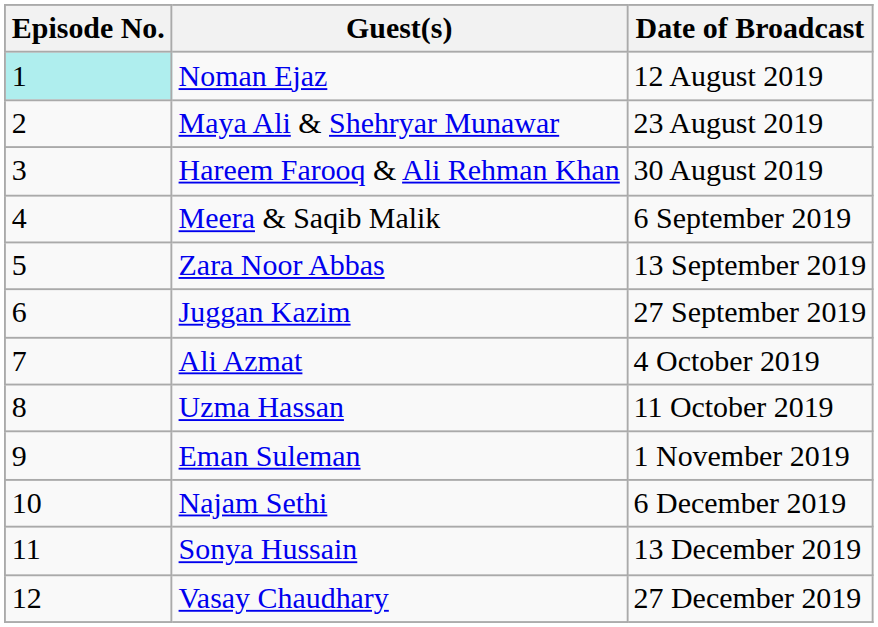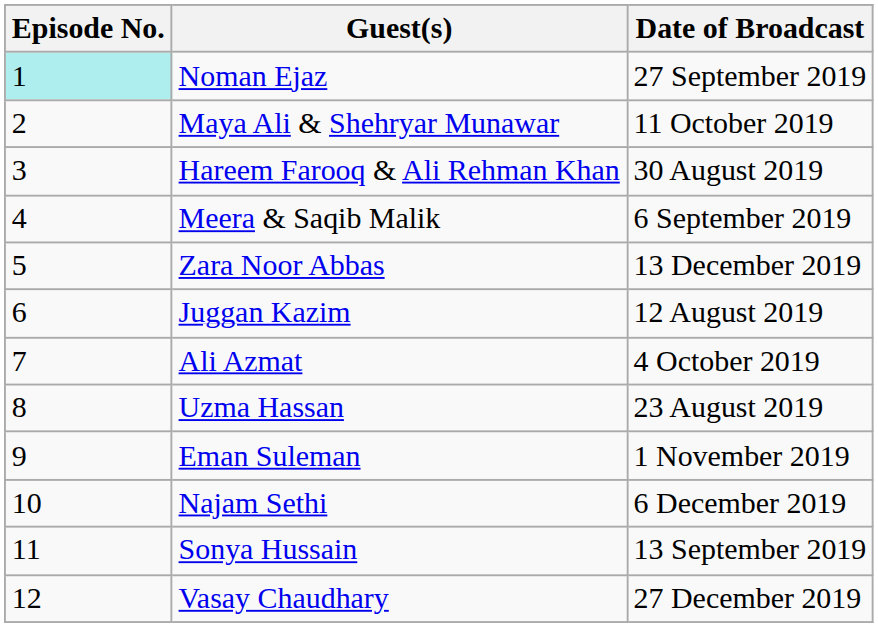(728, 75) 12 August 2019 -> (750, 75) 27 September 2019
(728, 123) 23 August 2019 -> (734, 123) 11 October 2019
(750, 265) 13 September 2019 -> (747, 265) 13 December 2019
(750, 312) 27 September 2019 -> (728, 312) 12 August 2019
(734, 407) 11 October 2019 -> (728, 407) 23 August 2019
(747, 550) 13 December 2019 -> (750, 550) 13 September 2019
